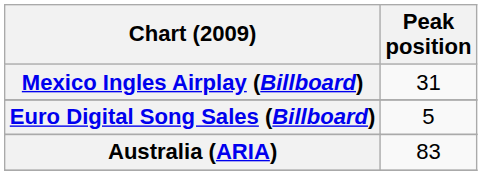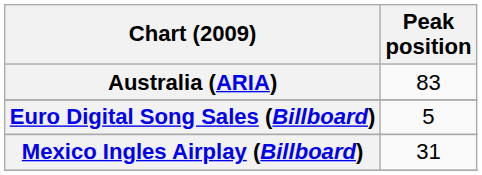rows swapped: (193, 151) <-> (193, 81)
